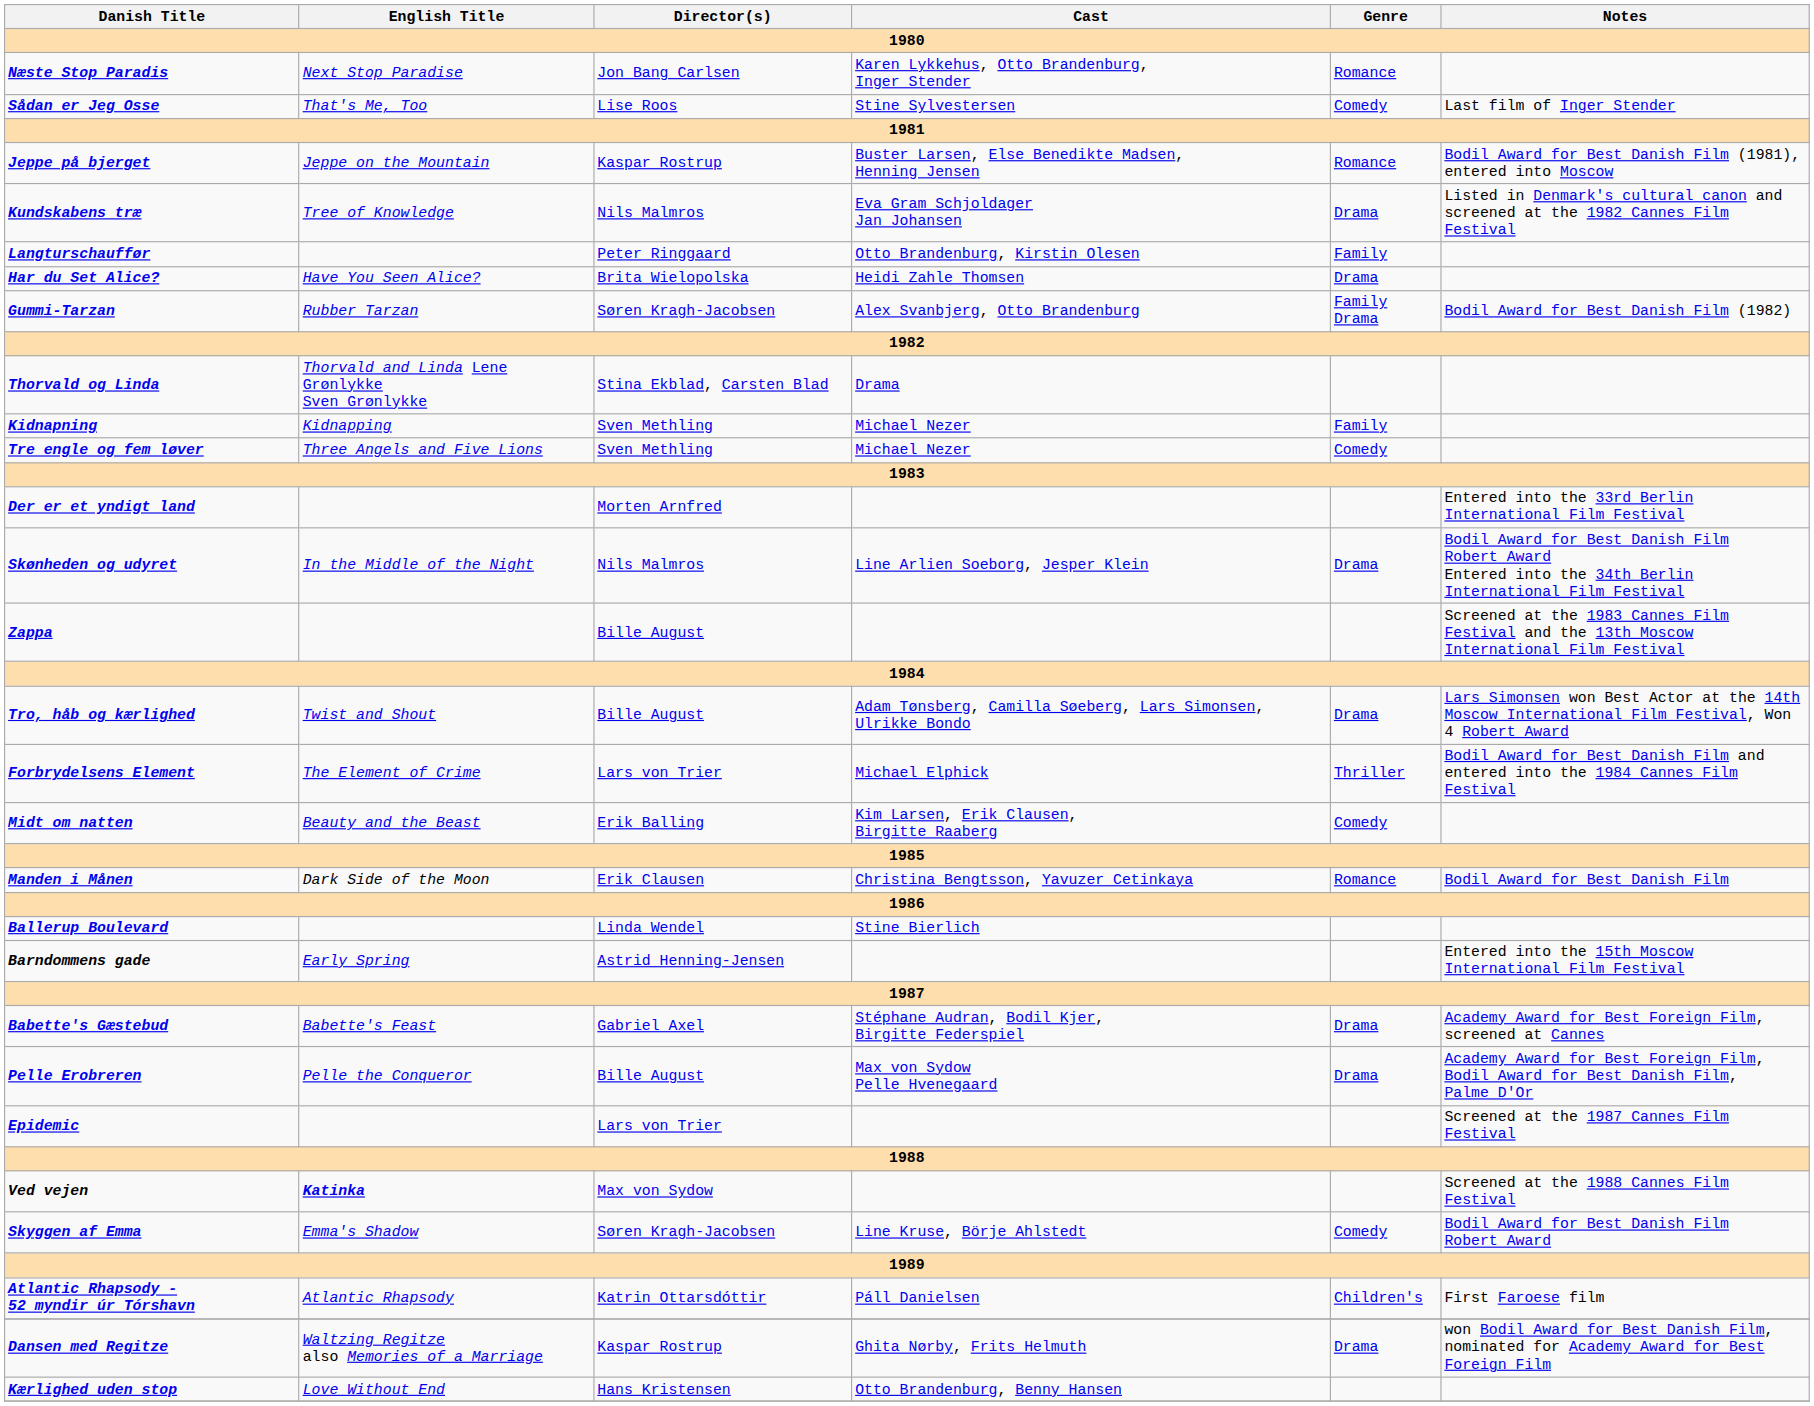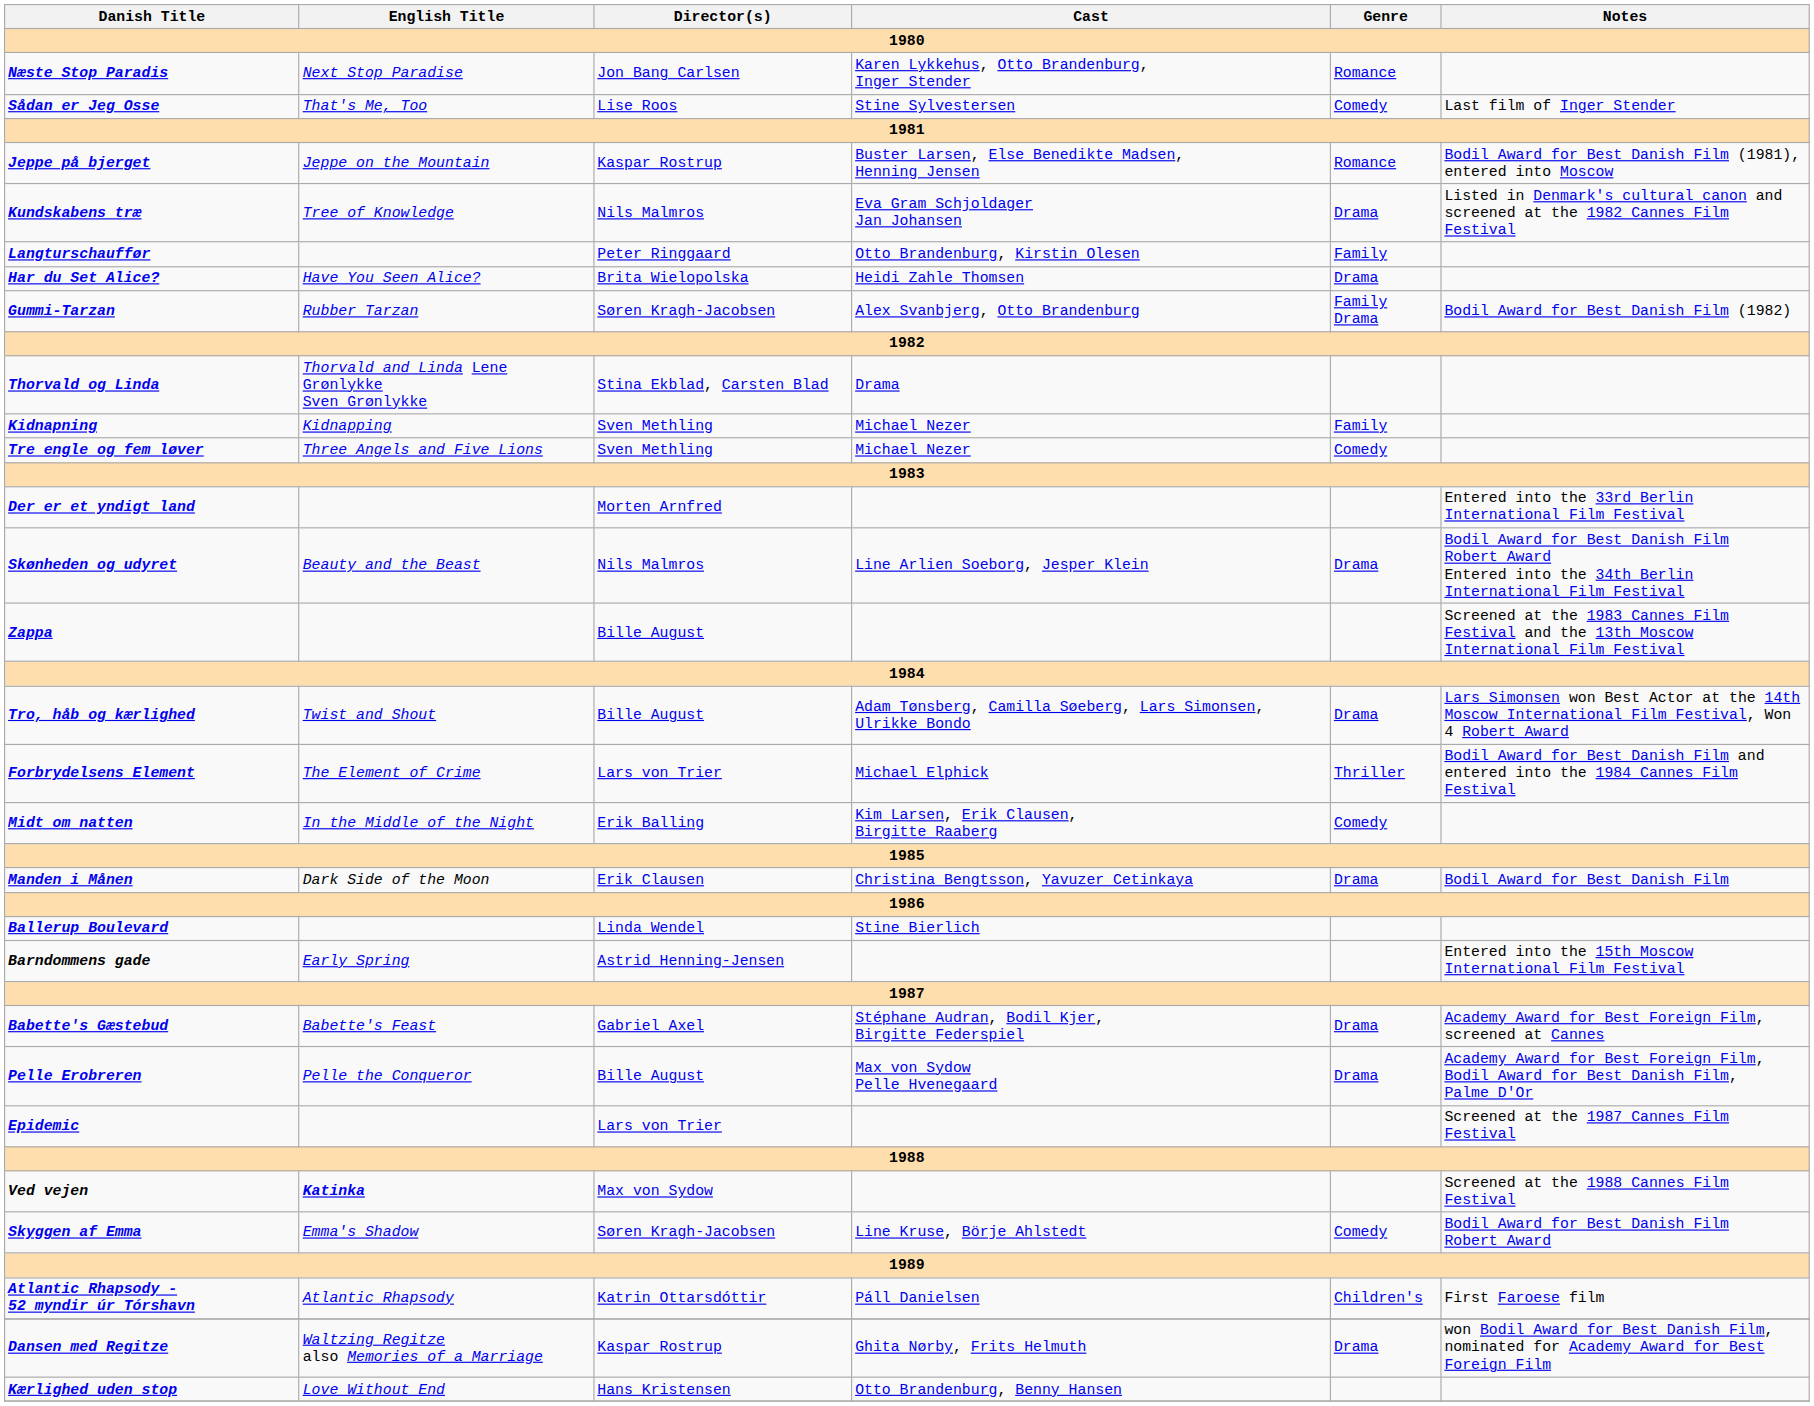(418, 566) In the Middle of the Night -> (392, 566) Beauty and the Beast
(392, 823) Beauty and the Beast -> (418, 823) In the Middle of the Night
(1365, 880) Romance -> (1356, 880) Drama
